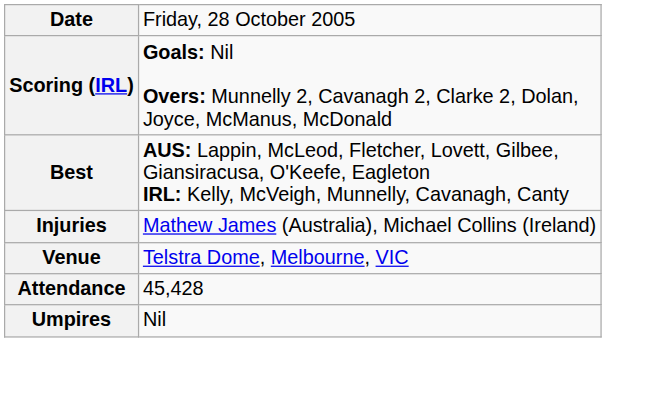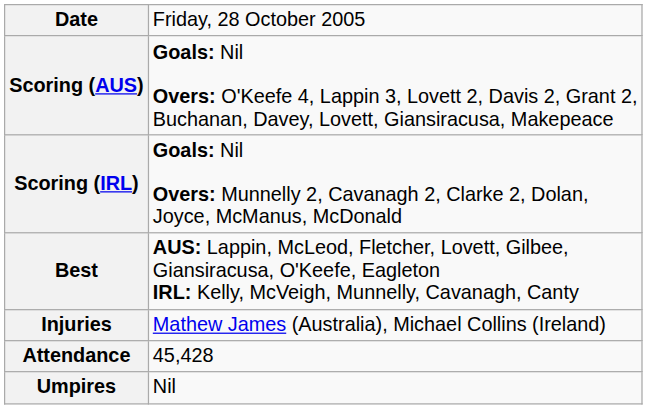+ row: (76, 85)
- row: (71, 257)
